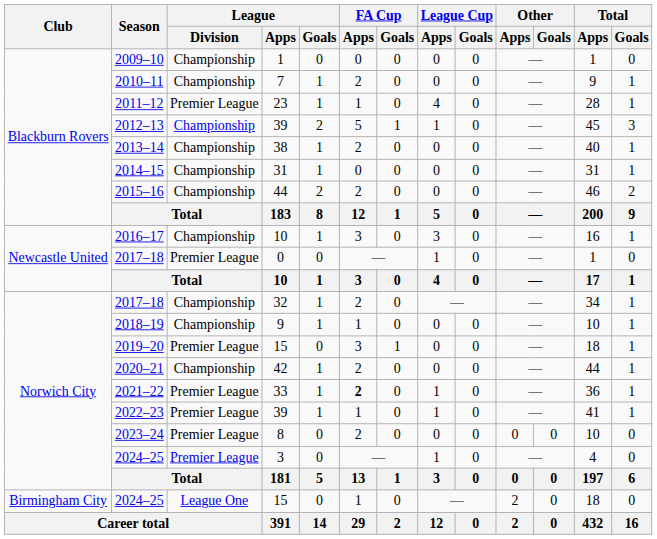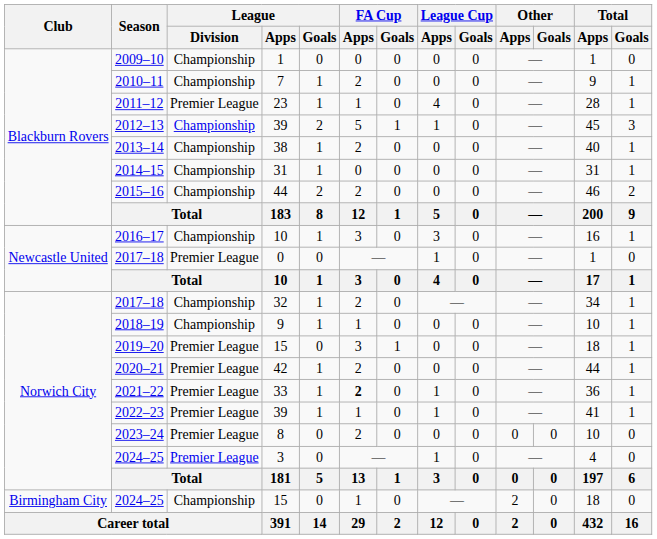(214, 368) Championship -> (214, 368) Premier League
(214, 501) League One -> (214, 501) Championship
